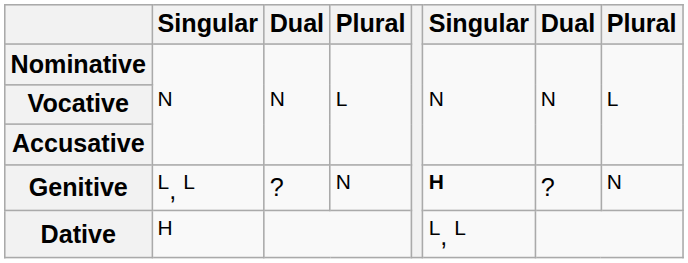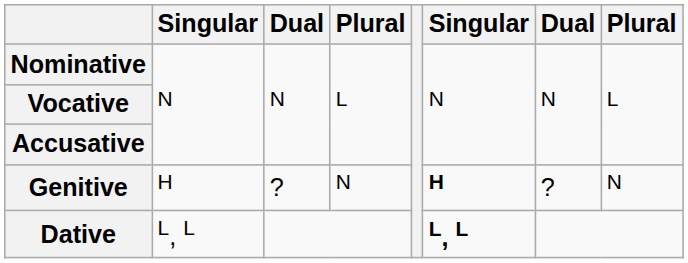(176, 187) L, L -> (165, 182) H
(165, 228) H -> (176, 233) L, L
(447, 233) normal -> (448, 233) bold
